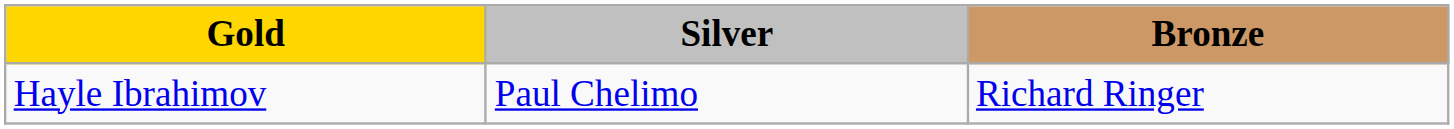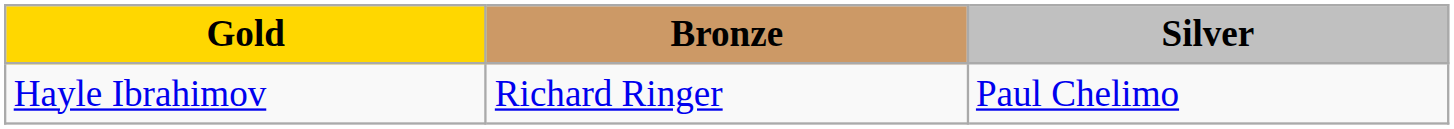columns swapped: (727, 33) <-> (1208, 33)
